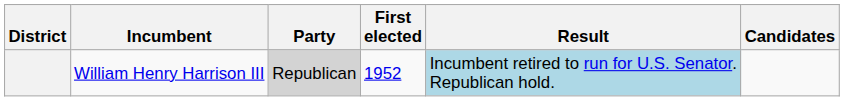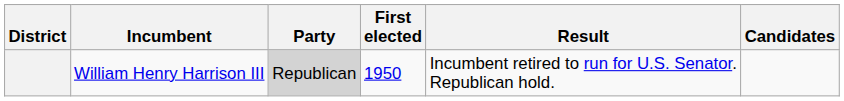(383, 72) 1952 -> (383, 72) 1950
(583, 72) lightblue background -> (583, 72) no background
